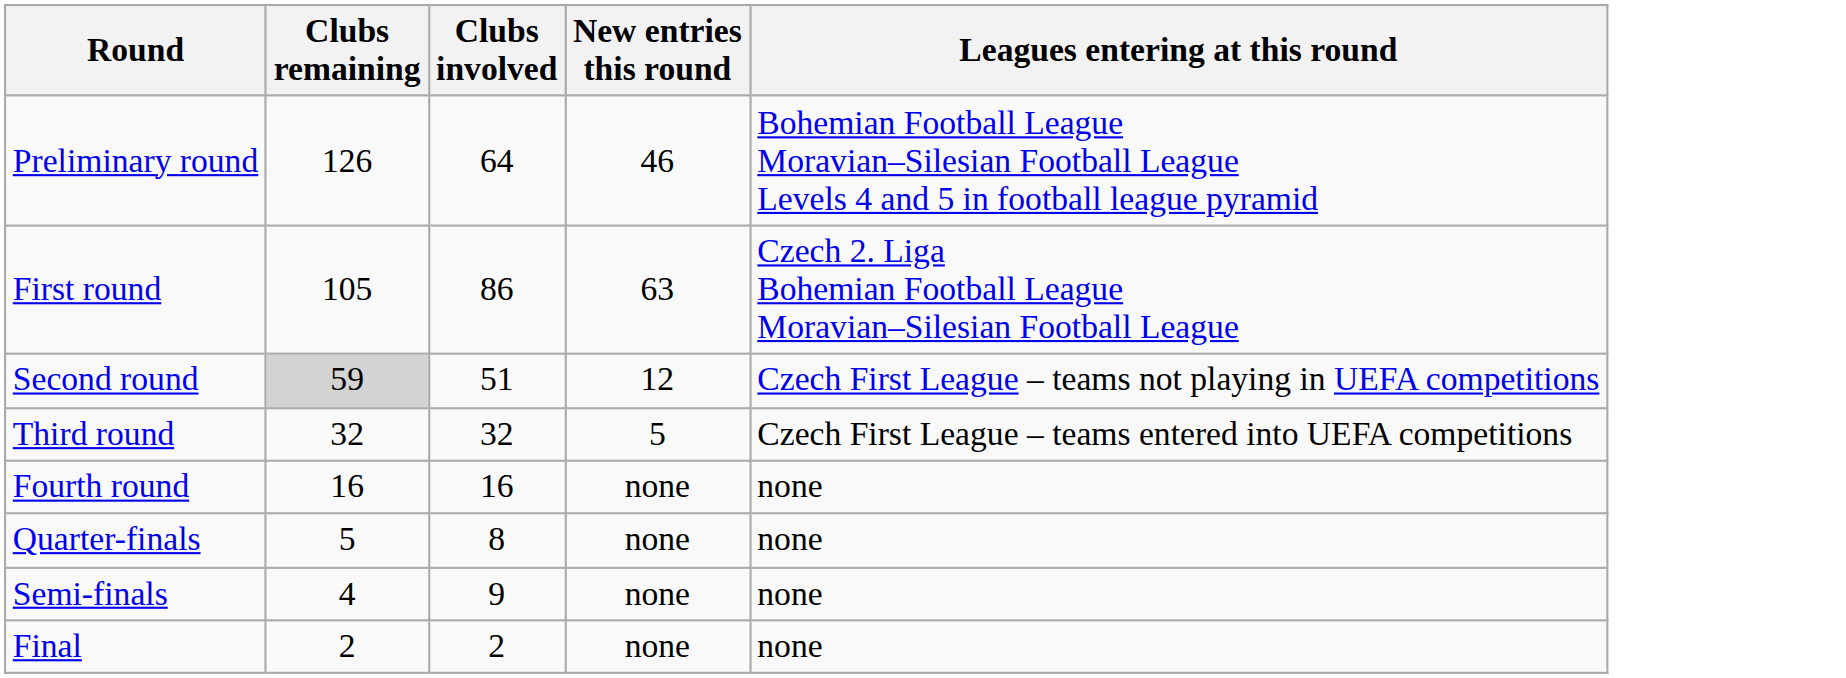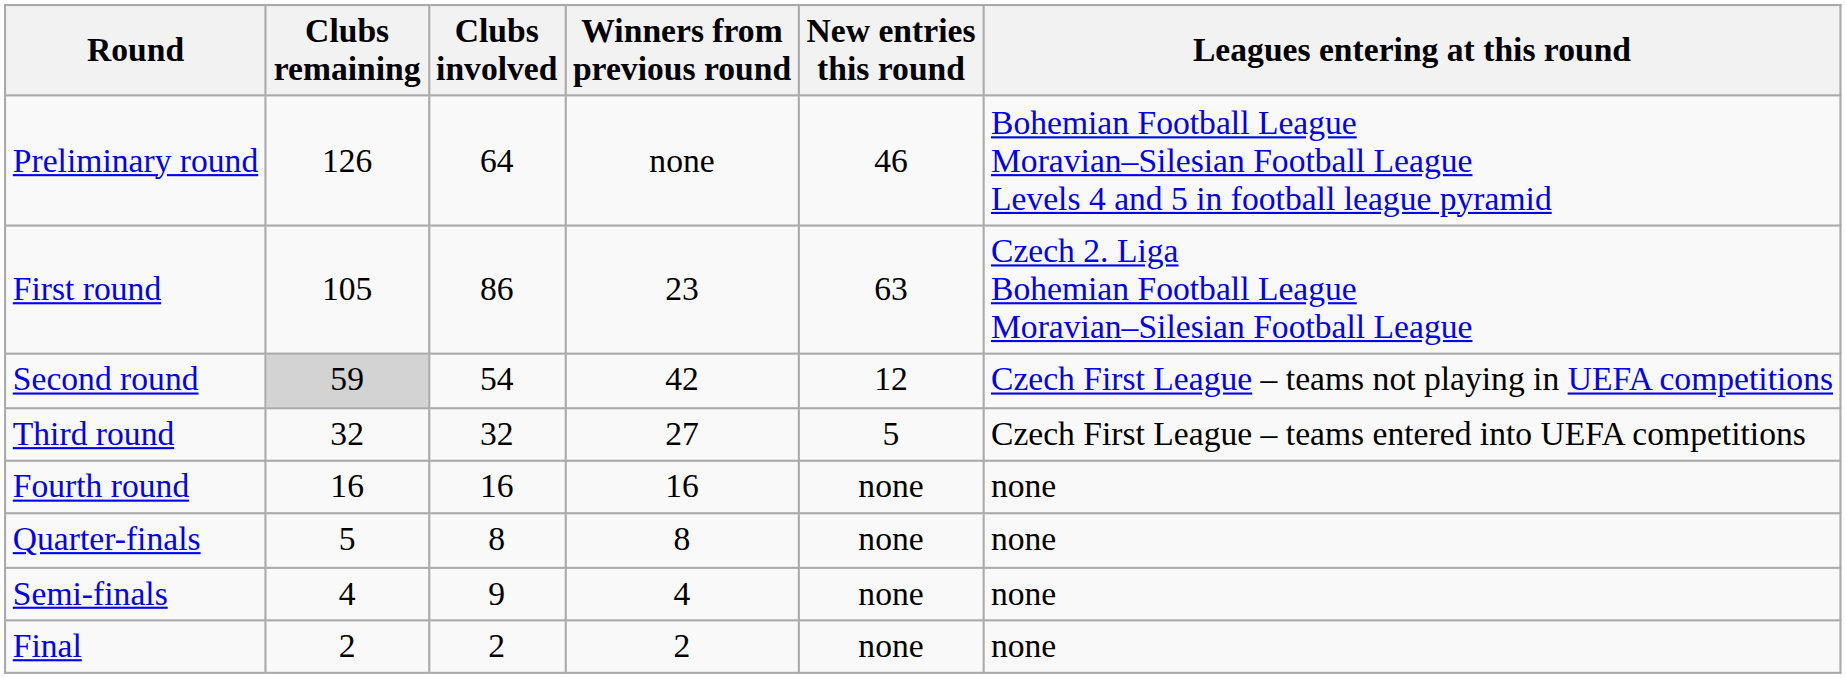+ column: (682, 50)
(497, 380) 51 -> (497, 380) 54
